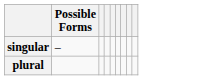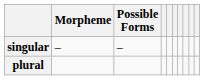+ column: (83, 20)
